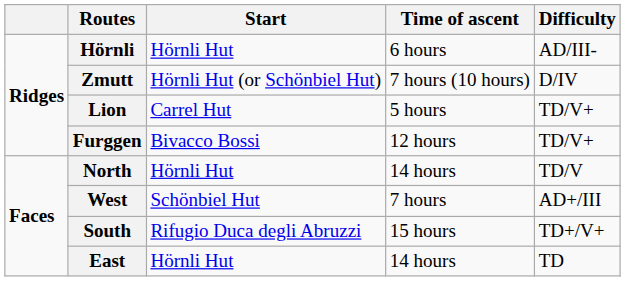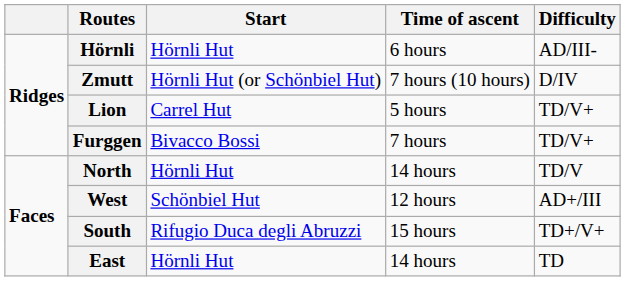(423, 140) 12 hours -> (418, 140) 7 hours
(418, 200) 7 hours -> (423, 200) 12 hours
